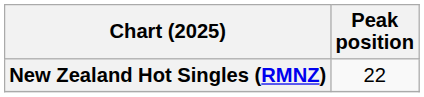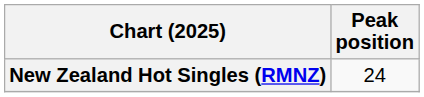(375, 75) 22 -> (375, 75) 24
